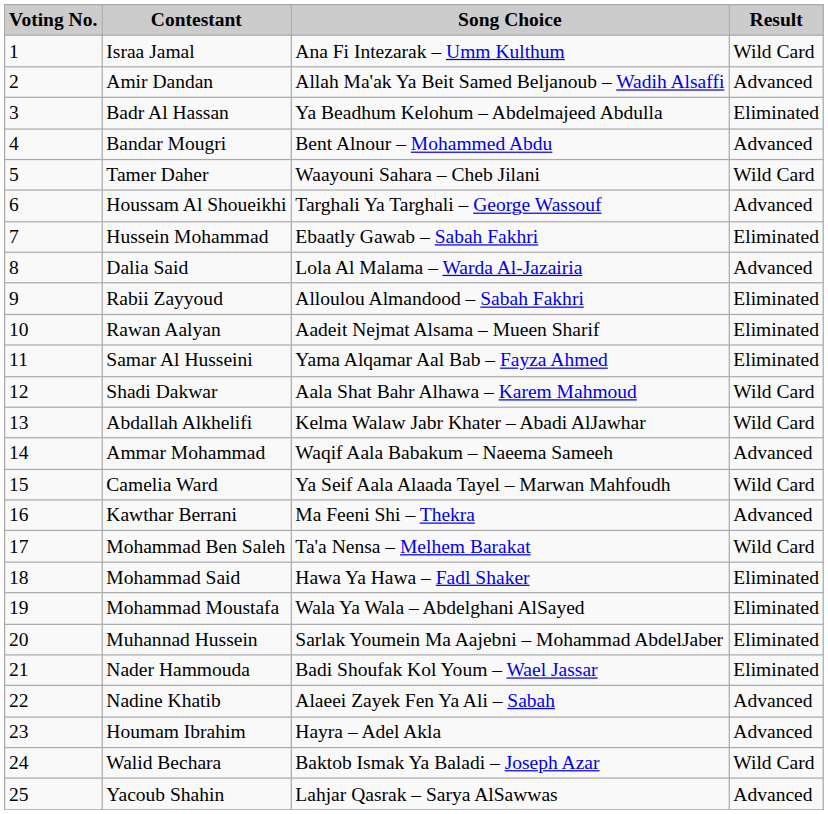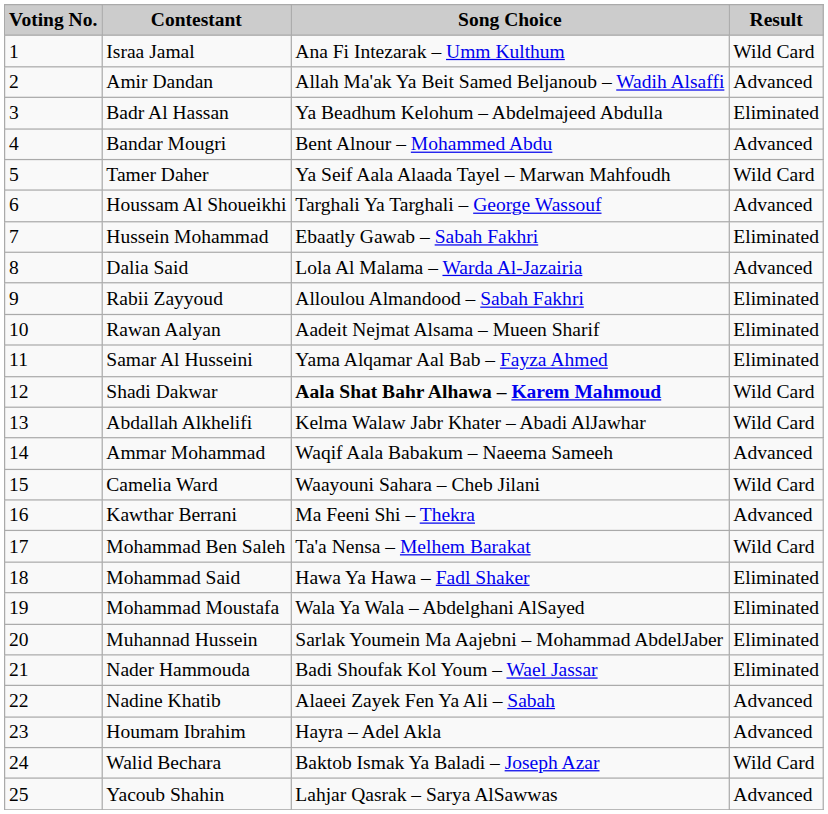(418, 174) Waayouni Sahara – Cheb Jilani -> (483, 174) Ya Seif Aala Alaada Tayel – Marwan Mahfoudh
(466, 391) normal -> (478, 391) bold
(483, 484) Ya Seif Aala Alaada Tayel – Marwan Mahfoudh -> (418, 484) Waayouni Sahara – Cheb Jilani
